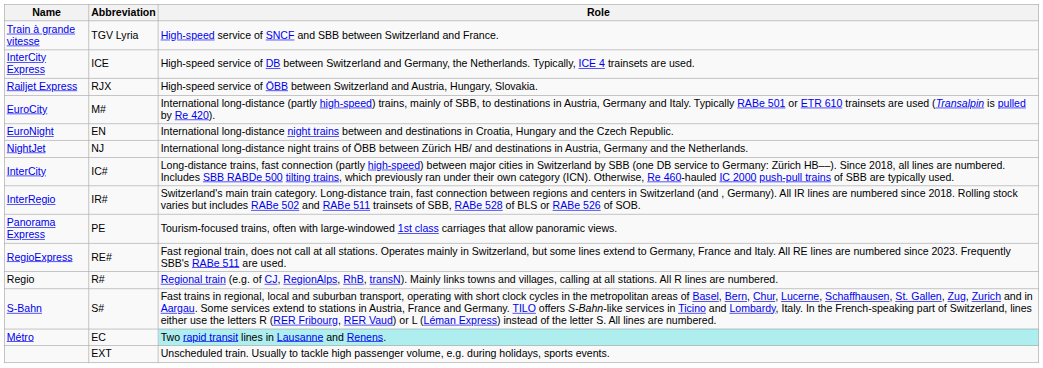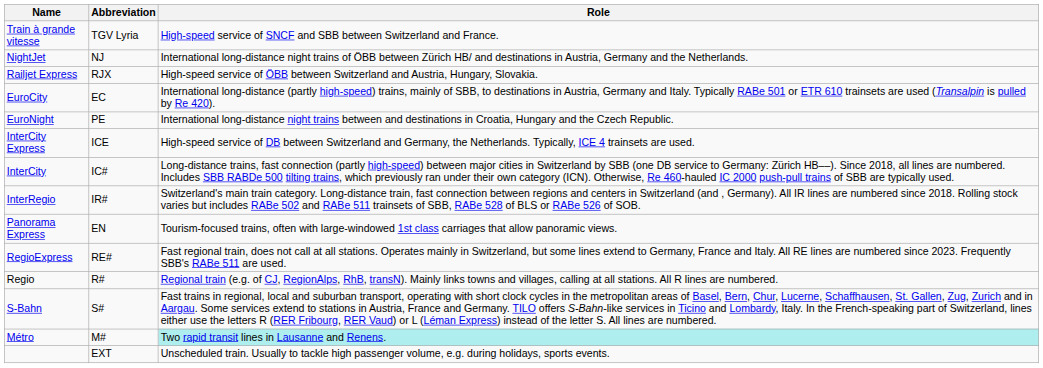rows swapped: (26, 64) <-> (26, 148)
(99, 109) M# -> (99, 97) EC
(99, 132) EN -> (98, 120) PE
(98, 228) PE -> (99, 228) EN
(99, 337) EC -> (99, 337) M#
